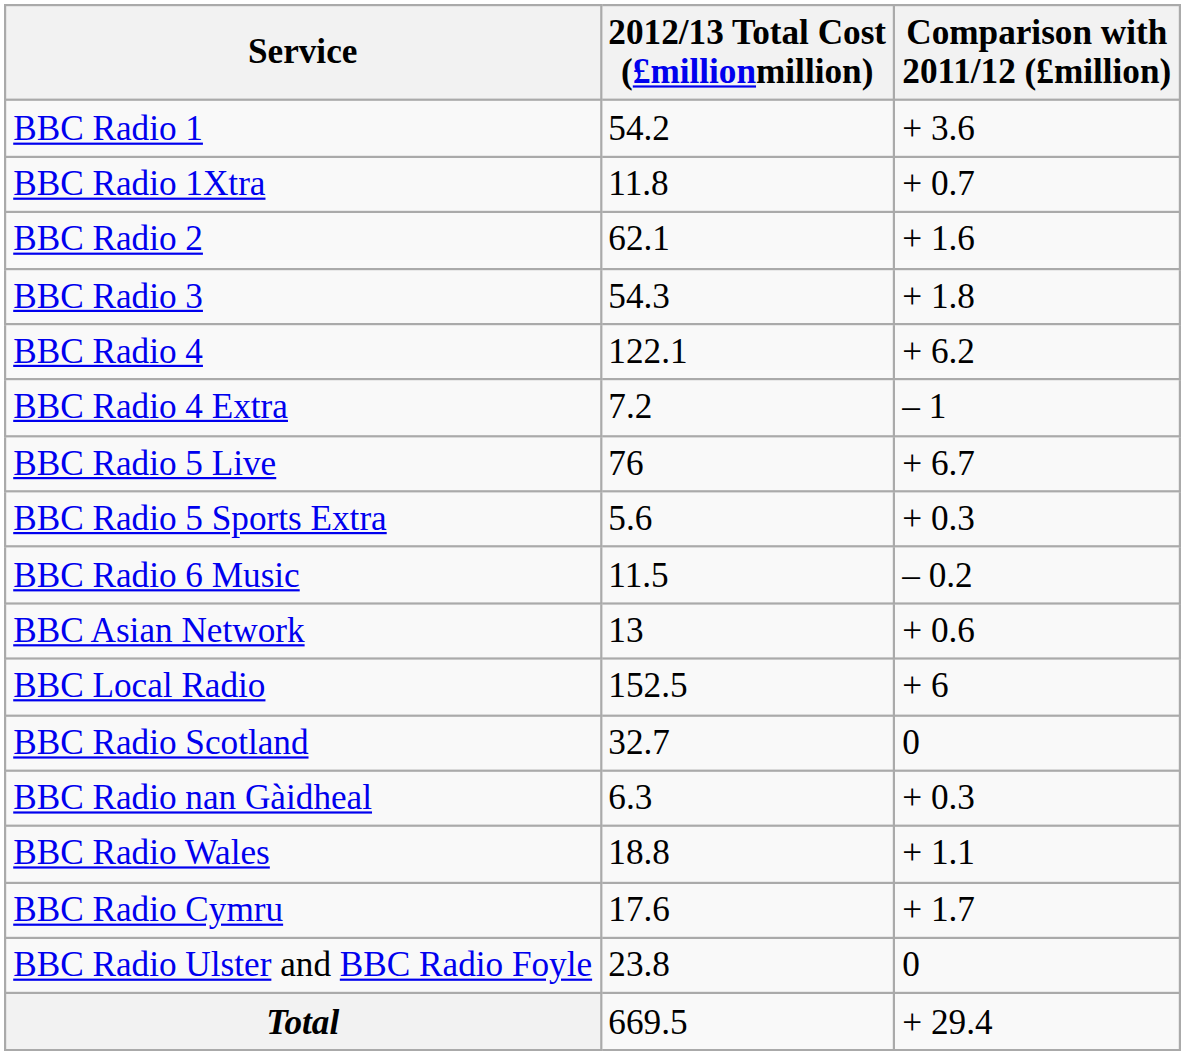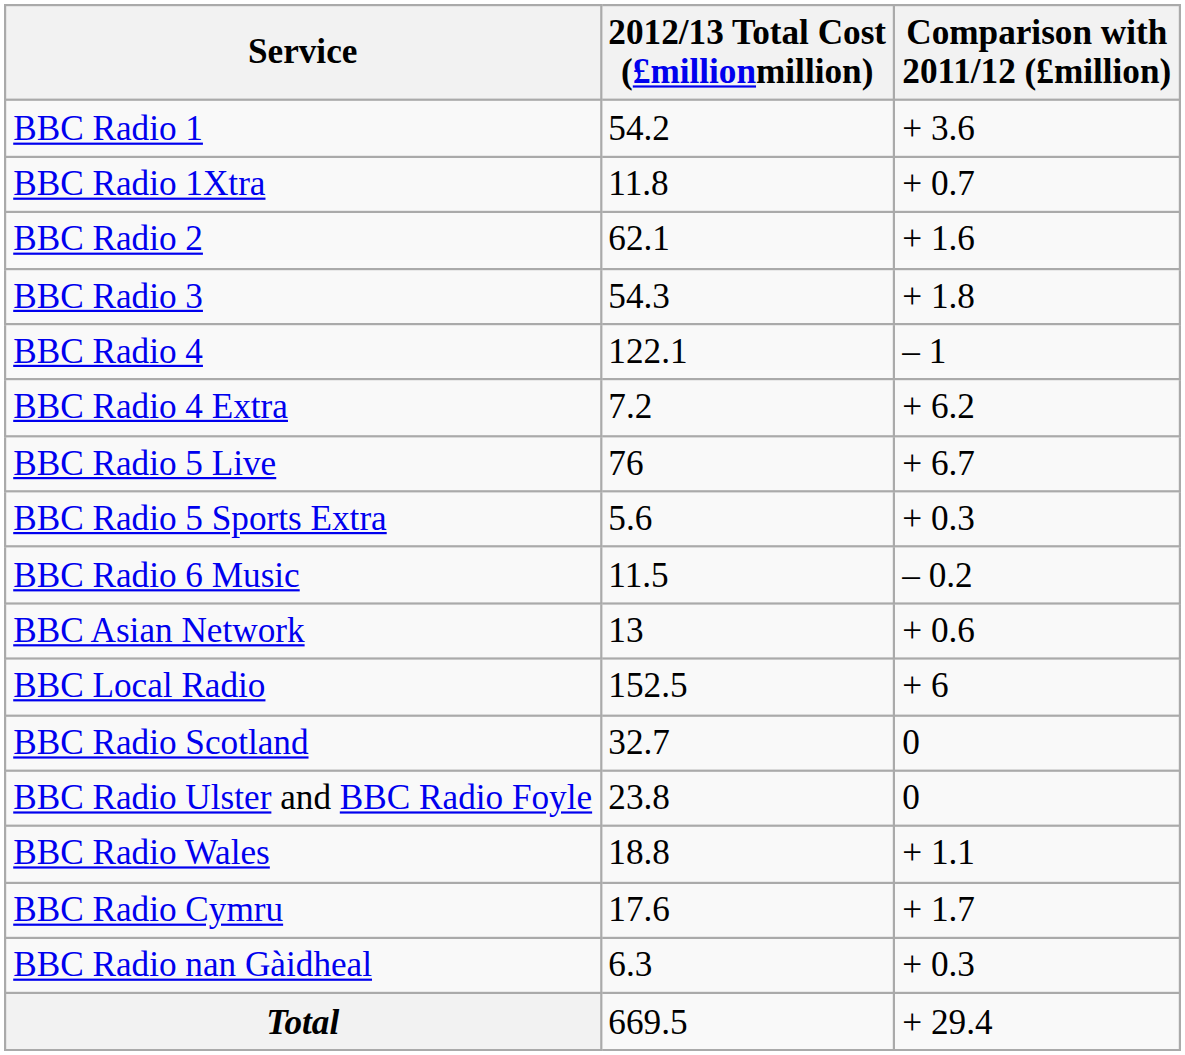(939, 351) + 6.2 -> (924, 351) – 1
(924, 406) – 1 -> (939, 406) + 6.2
rows swapped: (193, 797) <-> (303, 965)
